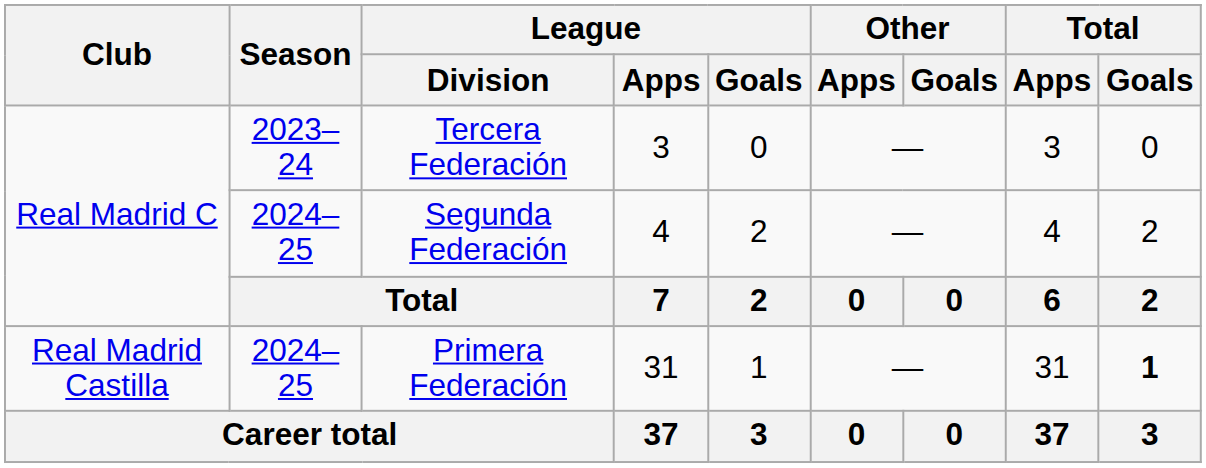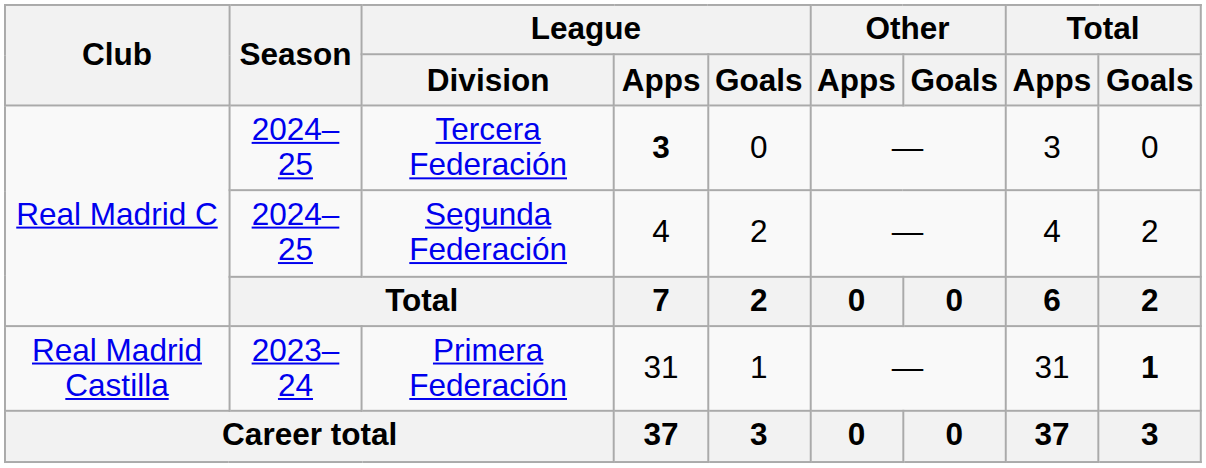(295, 147) 2023–24 -> (295, 147) 2024–25
(661, 147) normal -> (661, 147) bold
(295, 368) 2024–25 -> (295, 368) 2023–24
